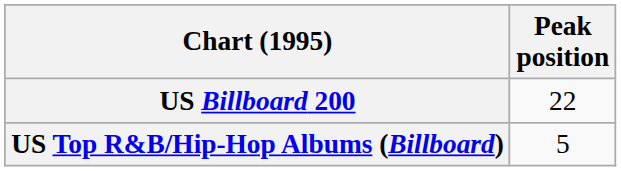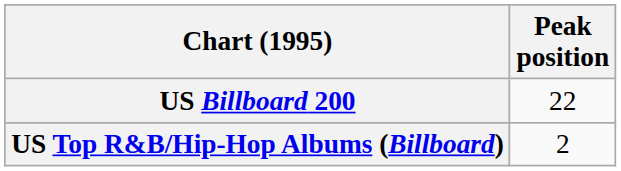(563, 143) 5 -> (563, 143) 2
